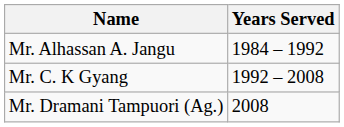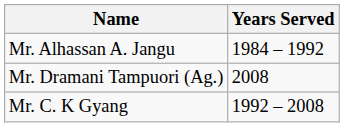rows swapped: (68, 77) <-> (116, 106)
